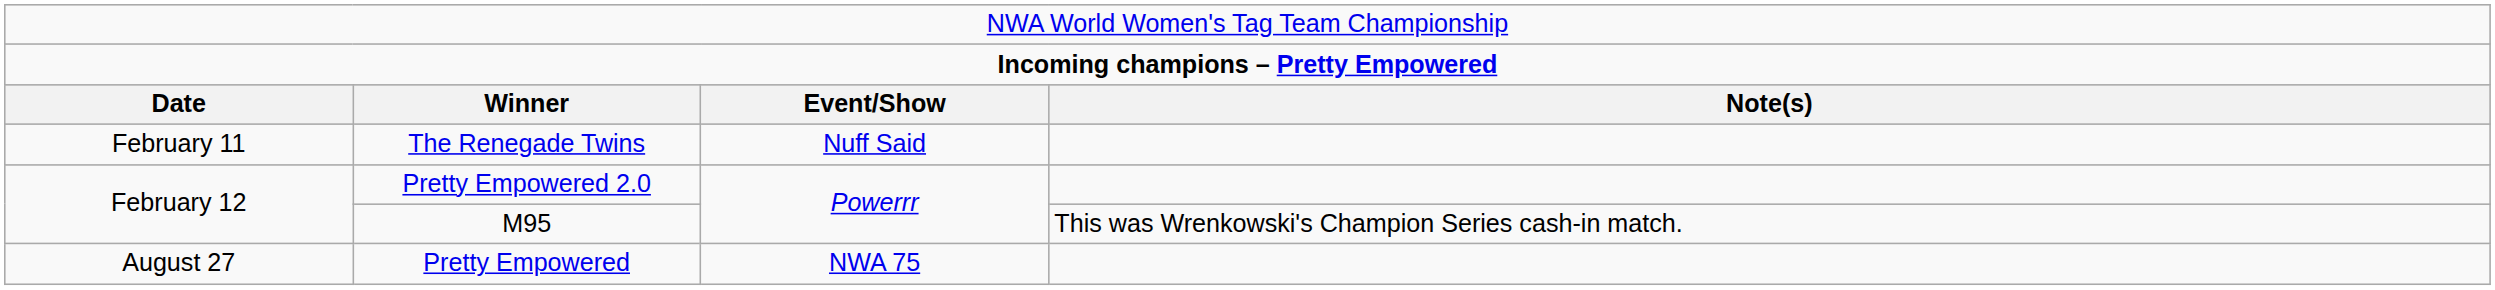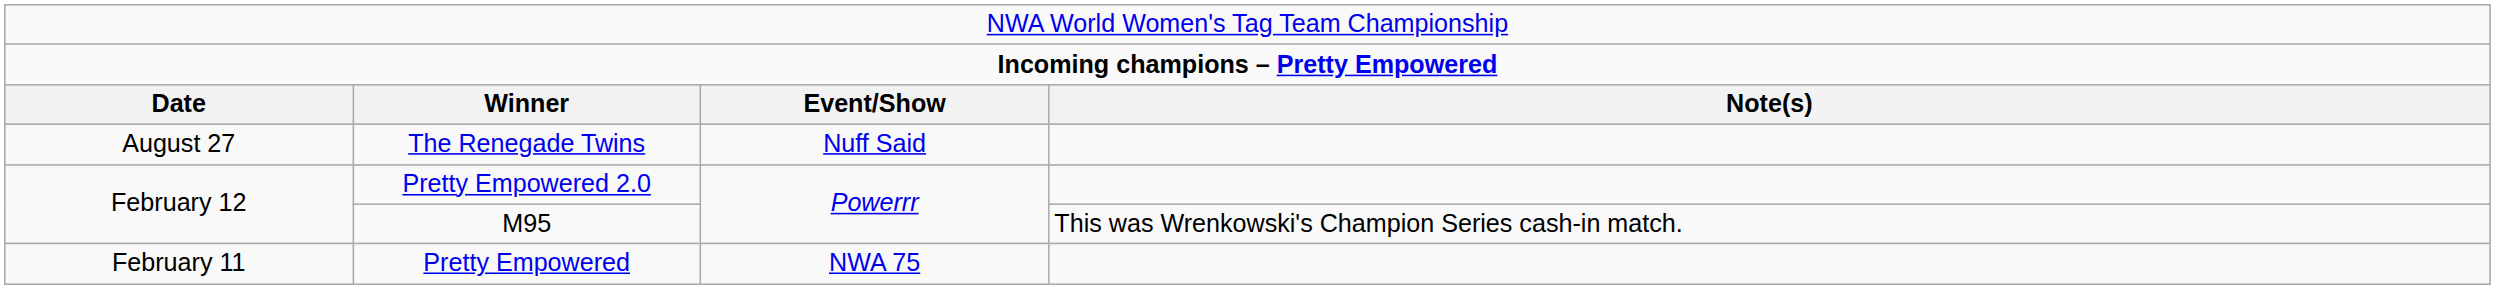(179, 143) February 11 -> (179, 143) August 27
(179, 263) August 27 -> (179, 263) February 11
